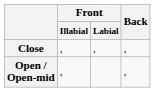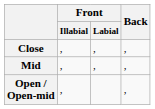+ row: (31, 65)
